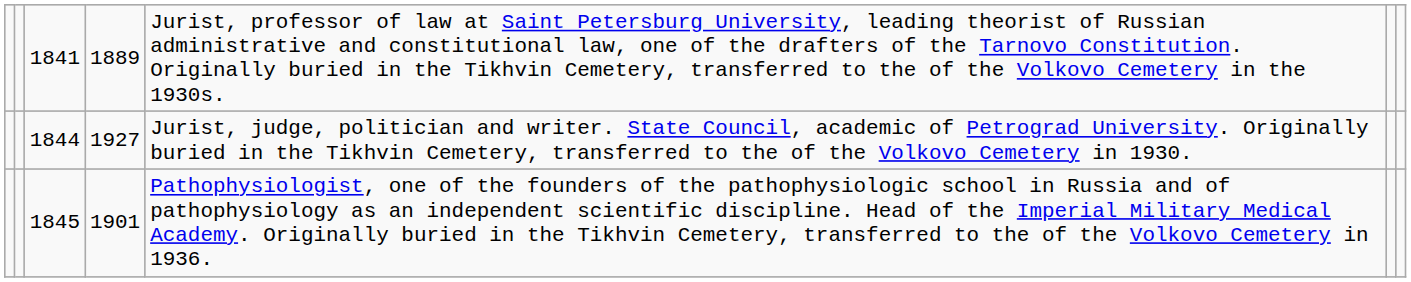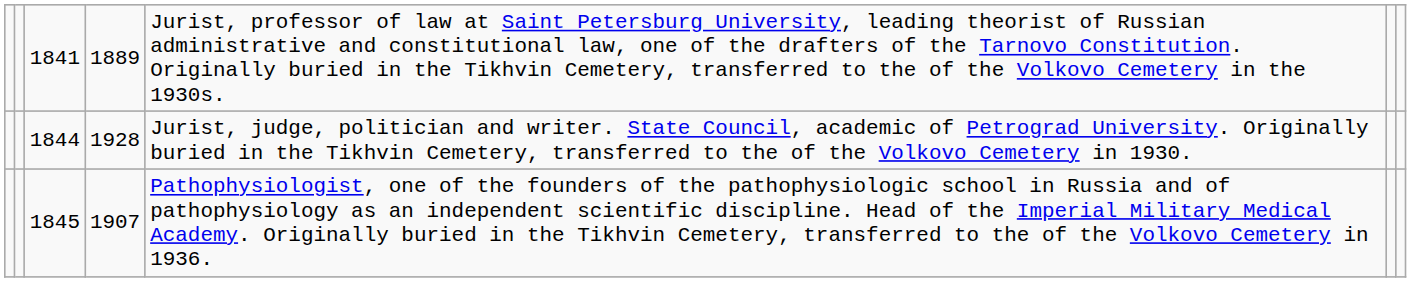(115, 140) 1927 -> (115, 140) 1928
(115, 223) 1901 -> (115, 223) 1907
